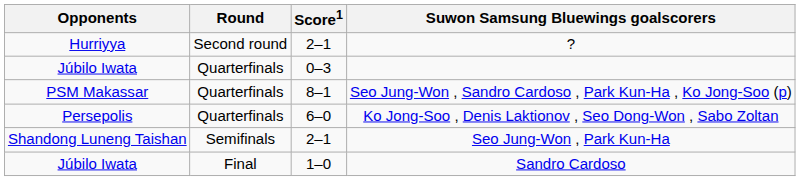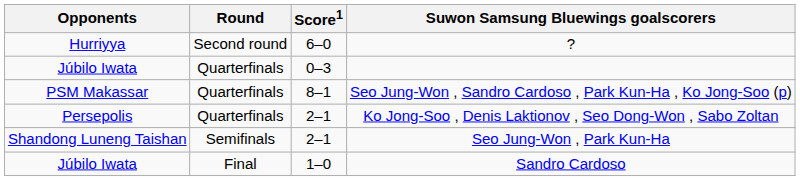(319, 44) 2–1 -> (319, 44) 6–0
(319, 115) 6–0 -> (319, 115) 2–1
